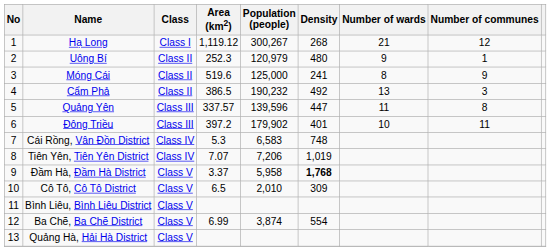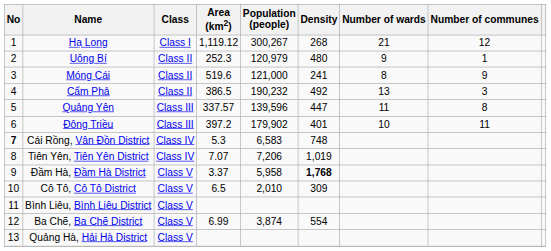(269, 75) 125,000 -> (269, 75) 121,000
(13, 140) normal -> (13, 140) bold
